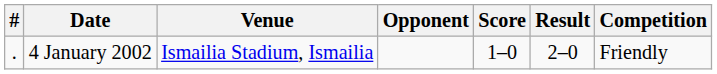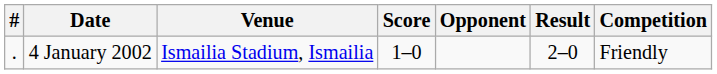columns swapped: (426, 20) <-> (502, 20)
